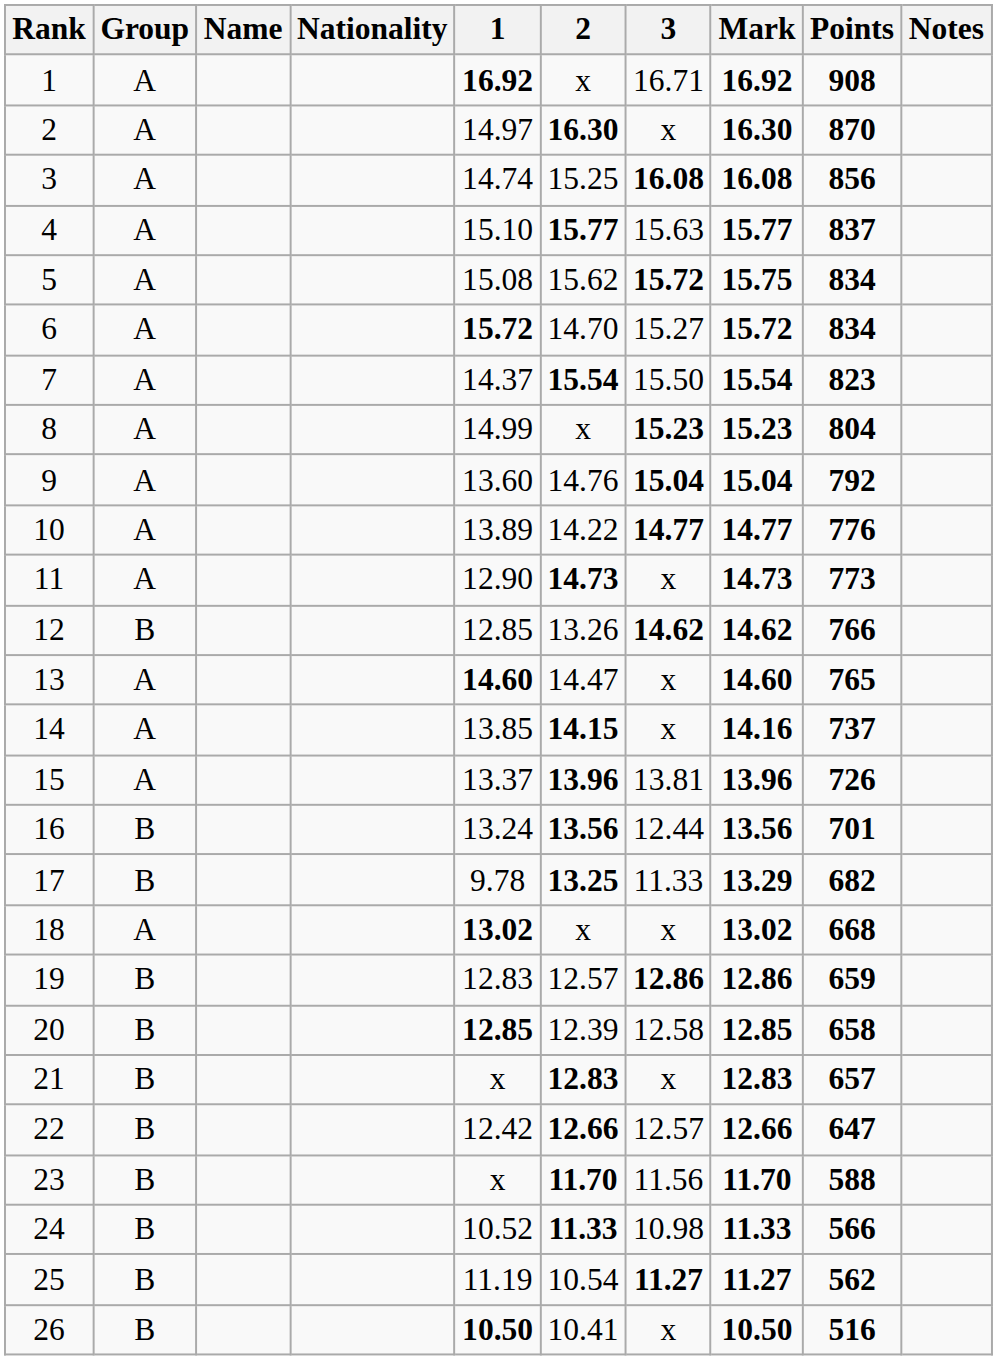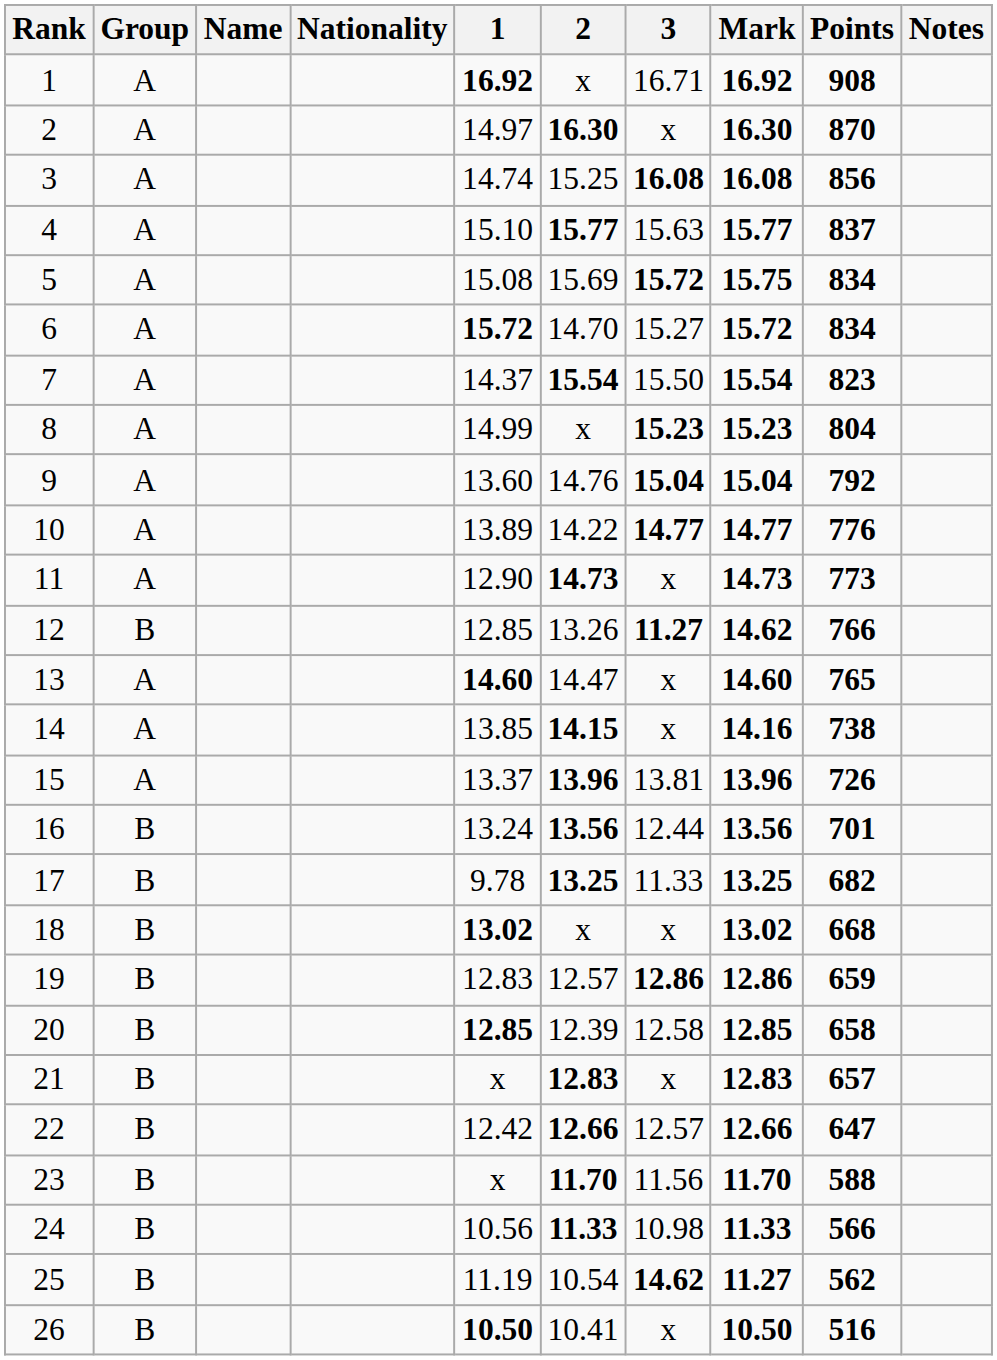(583, 279) 15.62 -> (583, 279) 15.69
(668, 629) 14.62 -> (668, 629) 11.27
(852, 729) 737 -> (852, 729) 738
(757, 879) 13.29 -> (757, 879) 13.25
(145, 929) A -> (145, 929) B
(498, 1229) 10.52 -> (498, 1229) 10.56
(668, 1279) 11.27 -> (668, 1279) 14.62
